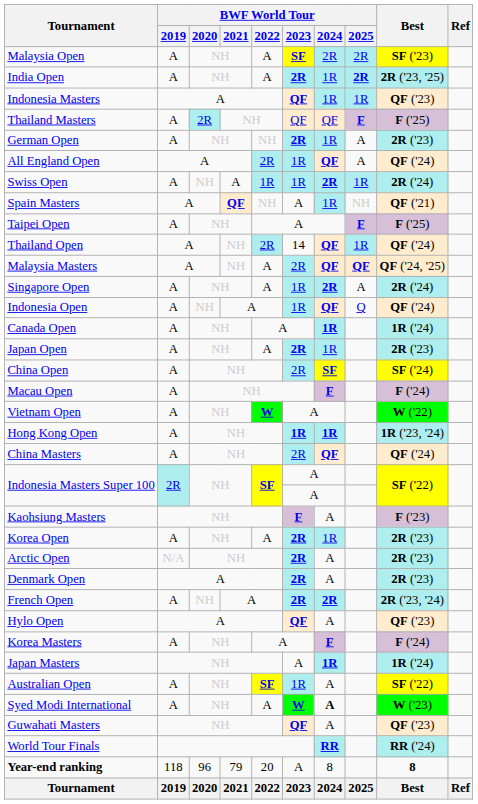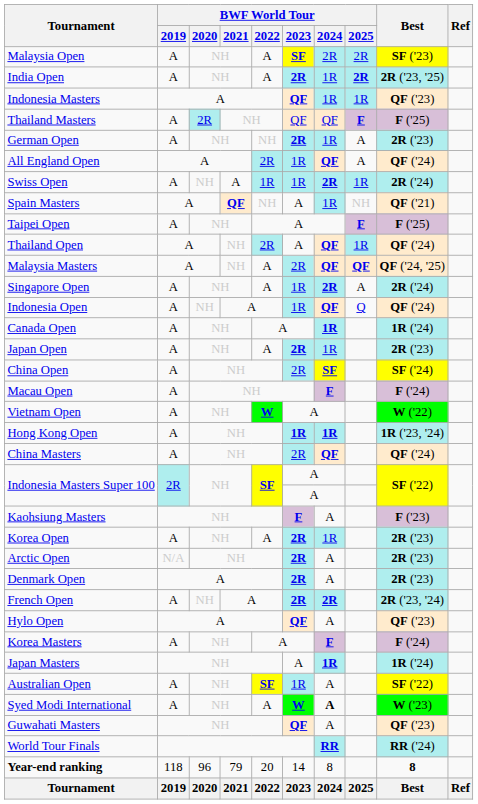(298, 245) 14 -> (298, 245) A
(298, 767) A -> (298, 767) 14
